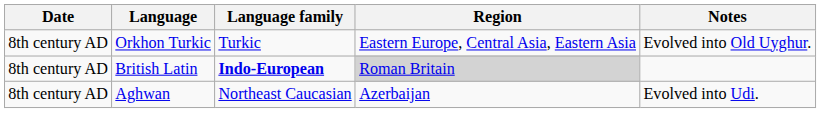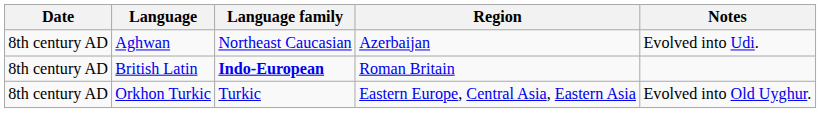rows swapped: (143, 94) <-> (163, 42)
(407, 68) lightgrey background -> (407, 68) no background
